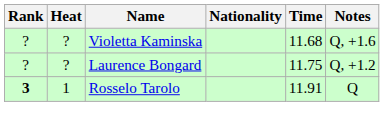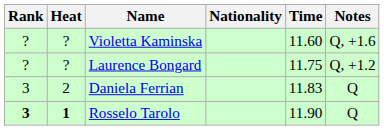(306, 40) 11.68 -> (306, 40) 11.60
+ row: (136, 88)
(66, 88) normal -> (66, 112) bold
(306, 88) 11.91 -> (306, 112) 11.90
